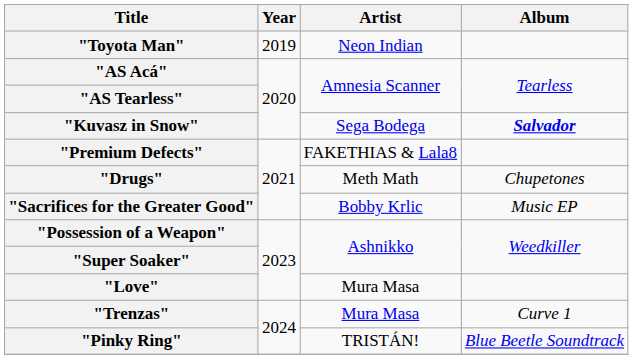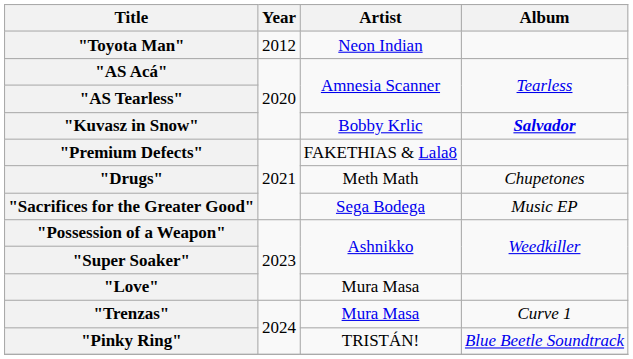(279, 44) 2019 -> (279, 44) 2012
(380, 125) Sega Bodega -> (380, 125) Bobby Krlic
(380, 206) Bobby Krlic -> (380, 206) Sega Bodega
